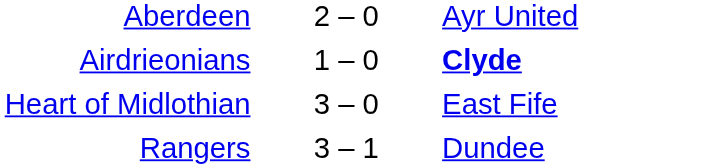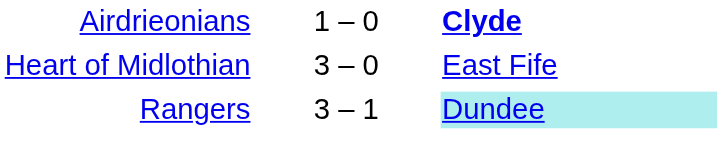- row: (187, 16)
(493, 147) no background -> (493, 109) paleturquoise background
